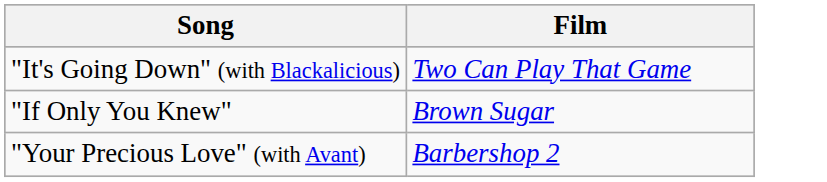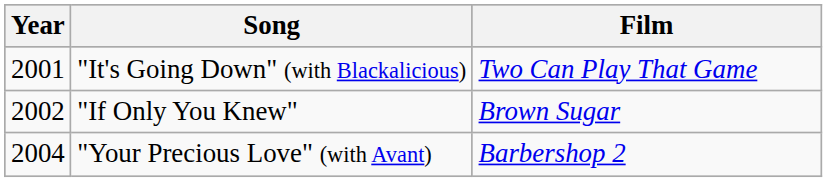+ column: (38, 25)
